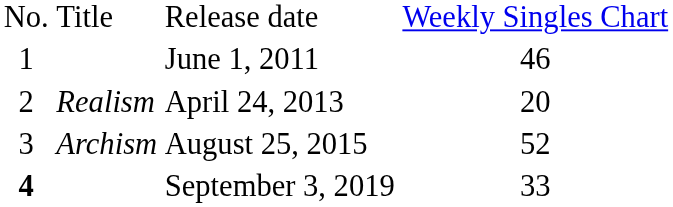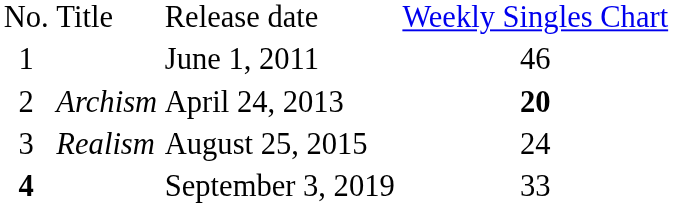(106, 101) Realism -> (107, 101) Archism
(535, 101) normal -> (535, 101) bold
(107, 143) Archism -> (106, 143) Realism
(535, 143) 52 -> (535, 143) 24
